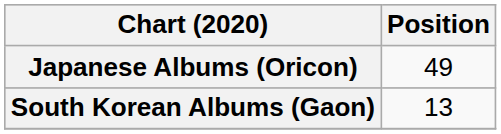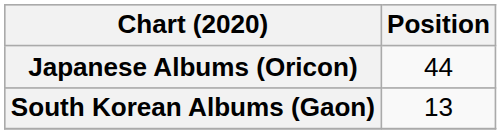(438, 66) 49 -> (438, 66) 44
